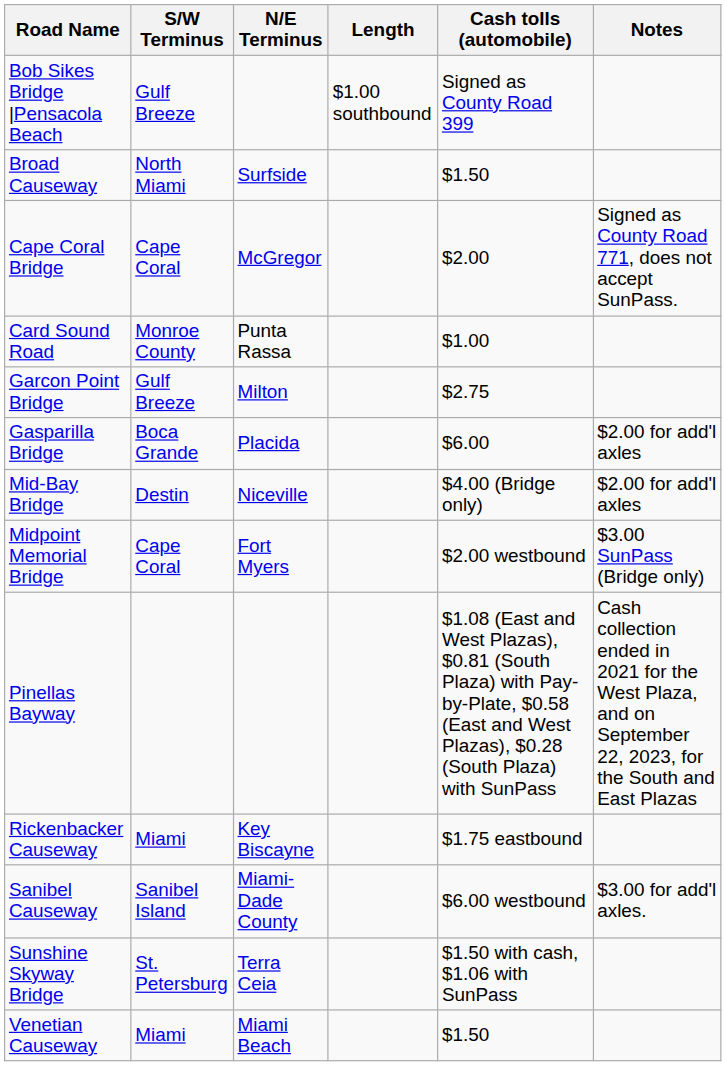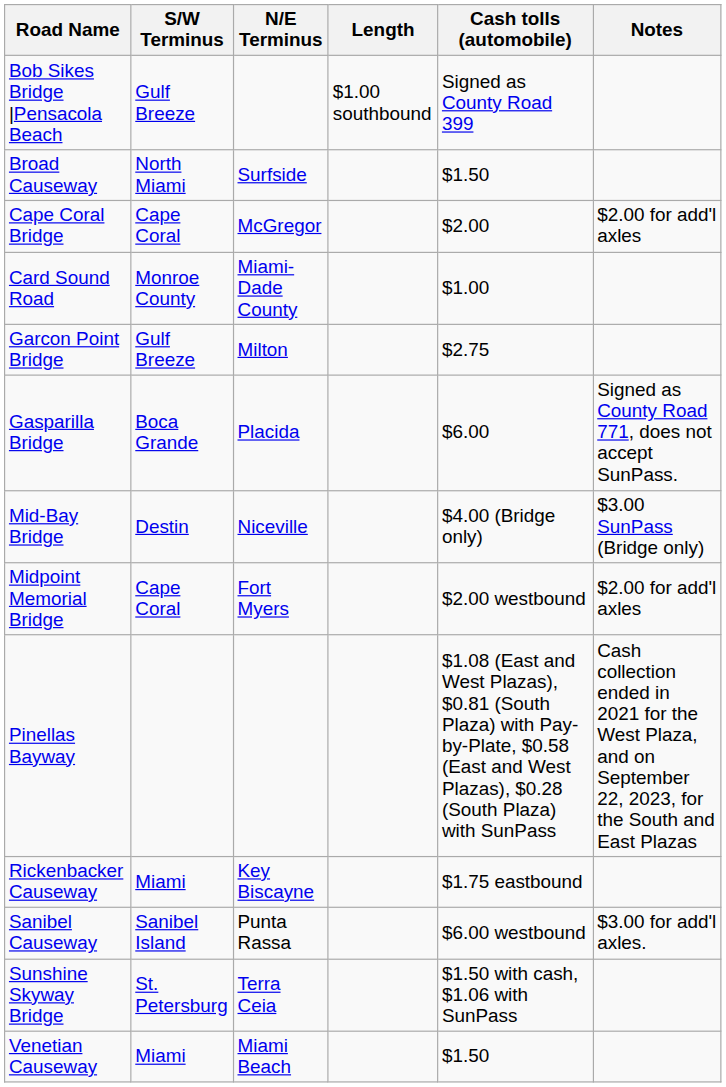(654, 257) Signed as County Road 771, does not accept SunPass. -> (657, 226) $2.00 for add'l axles
(264, 341) Punta Rassa -> (267, 287) Miami-Dade County
(657, 443) $2.00 for add'l axles -> (654, 432) Signed as County Road 771, does not accept SunPass.
(657, 494) $2.00 for add'l axles -> (651, 526) $3.00 SunPass (Bridge only)
(651, 556) $3.00 SunPass (Bridge only) -> (657, 598) $2.00 for add'l axles
(267, 901) Miami-Dade County -> (264, 932) Punta Rassa
